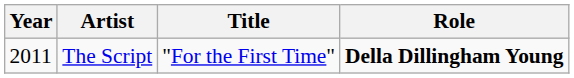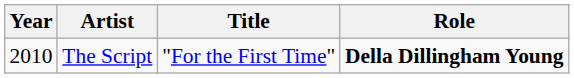(31, 55) 2011 -> (31, 55) 2010
